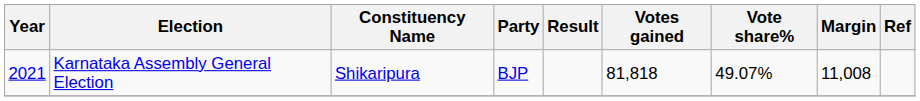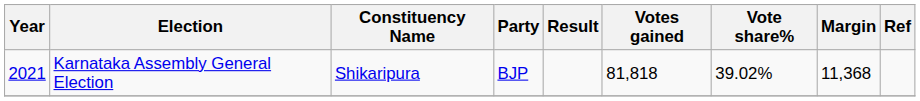(744, 72) 49.07% -> (744, 72) 39.02%
(846, 72) 11,008 -> (846, 72) 11,368
